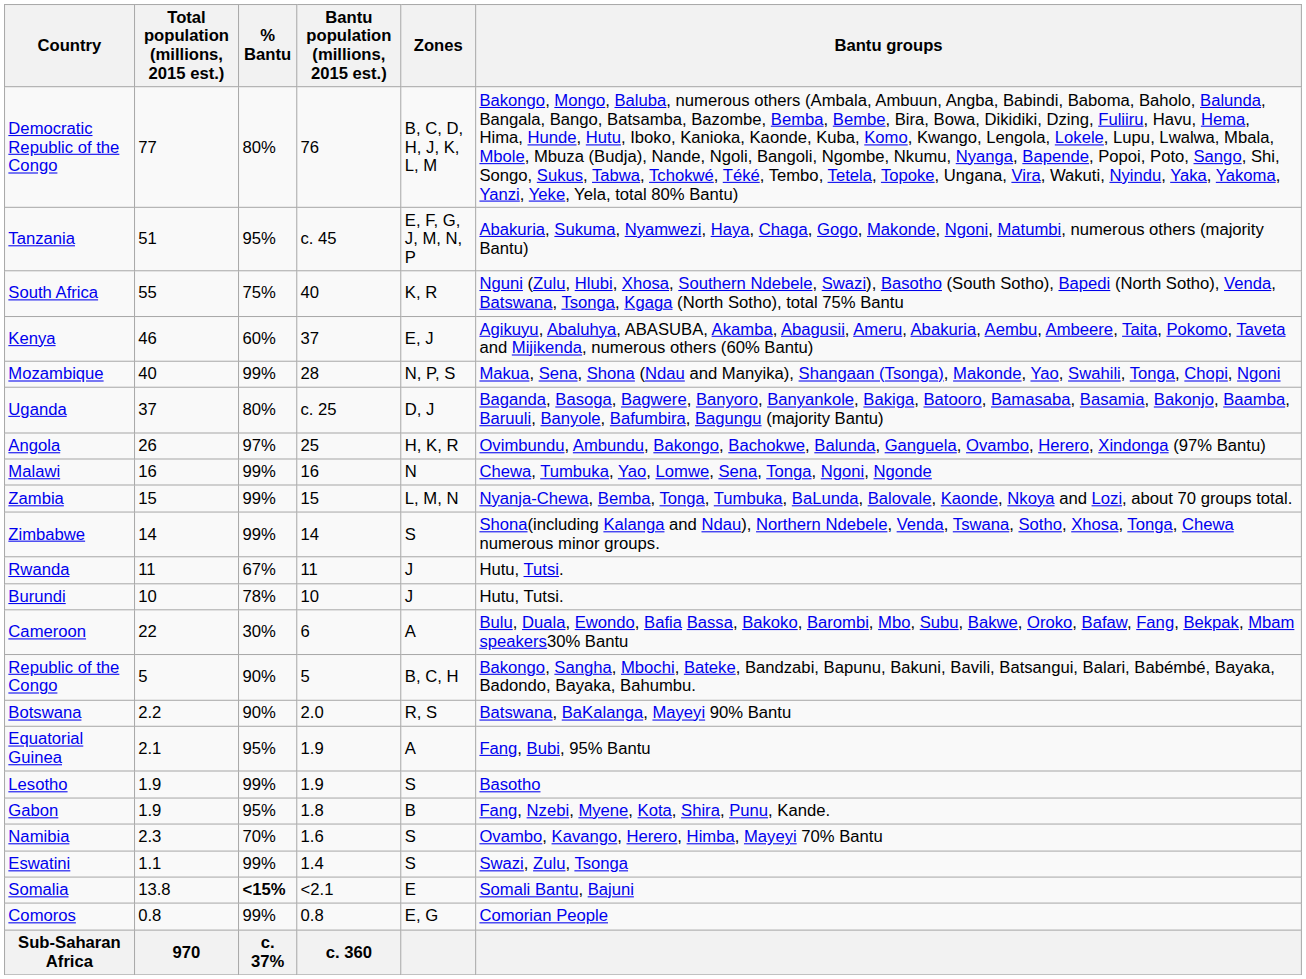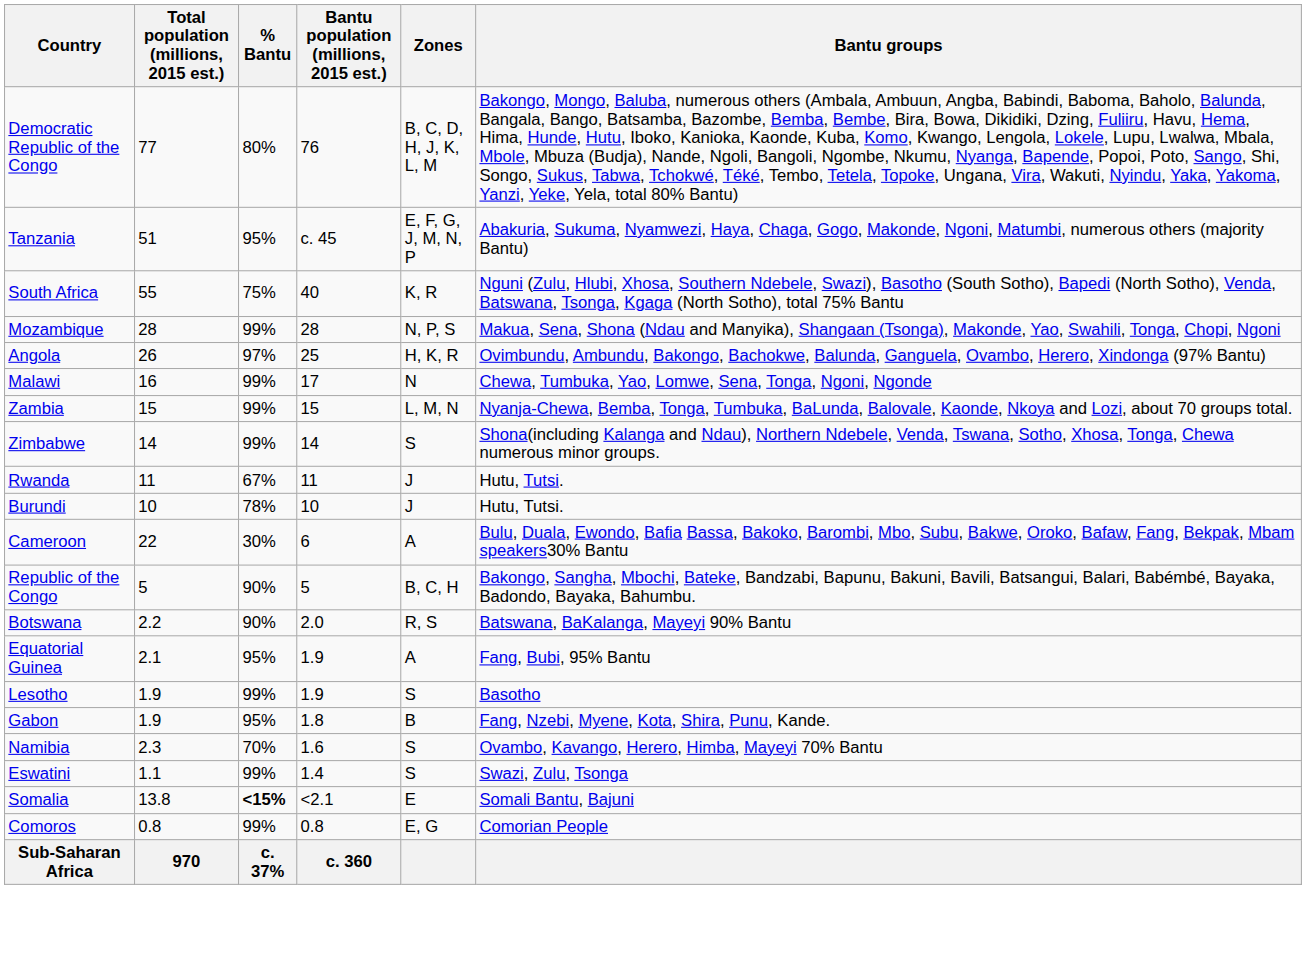- row: (32, 338)
(147, 374) 40 -> (147, 329) 28
- row: (37, 410)
(310, 472) 16 -> (310, 381) 17
